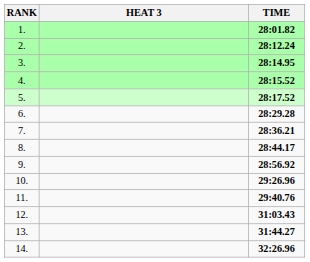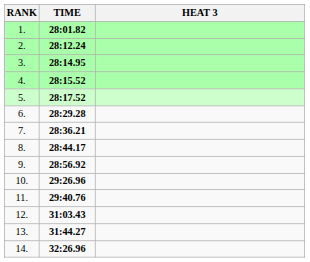columns swapped: (144, 13) <-> (276, 13)
